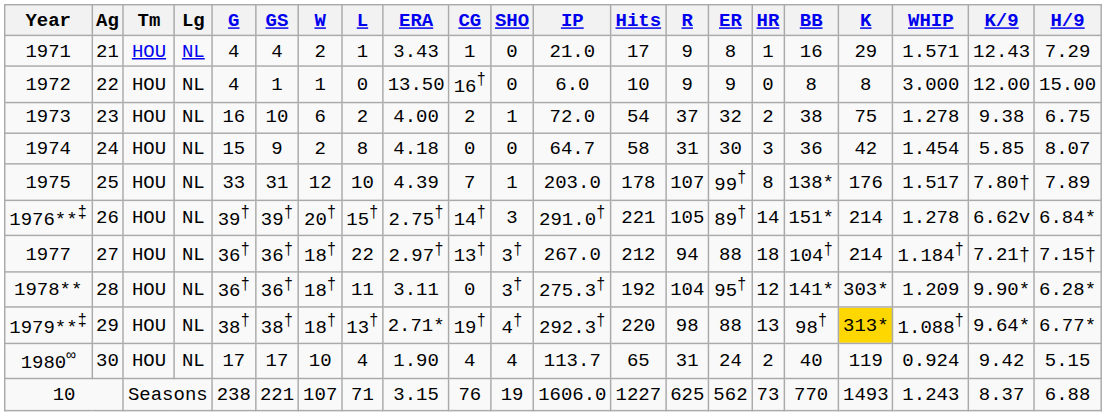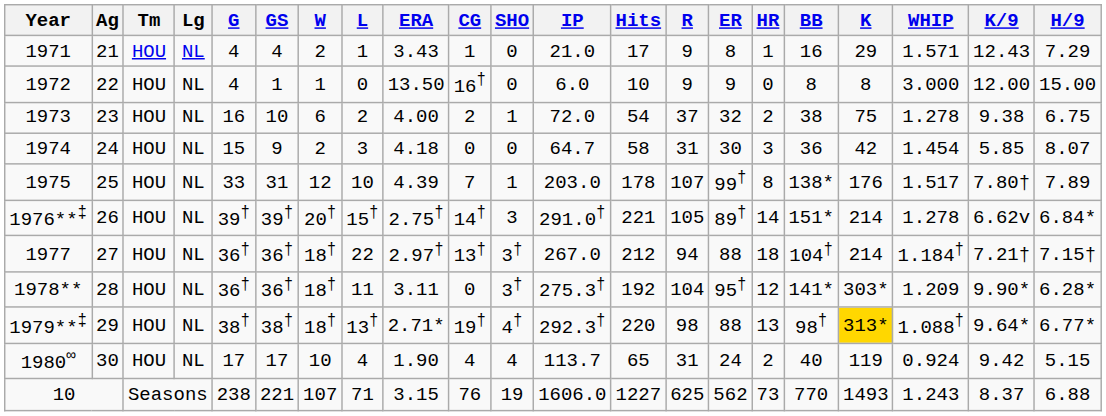(362, 149) 8 -> (362, 149) 3
